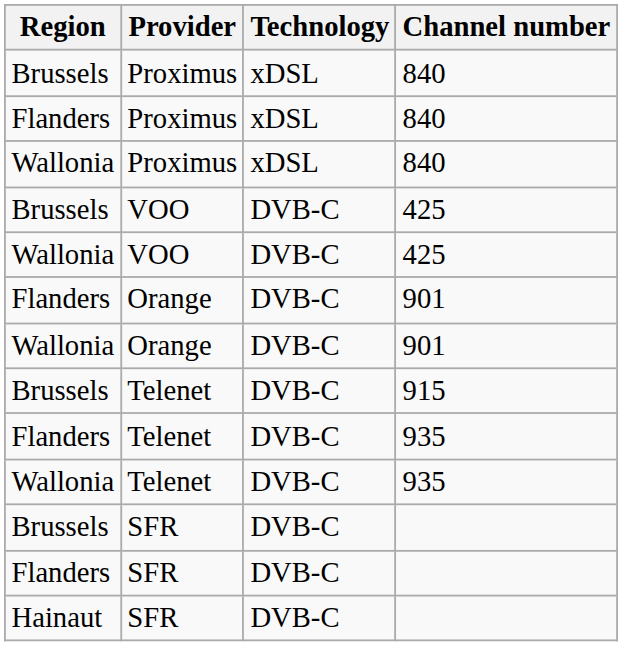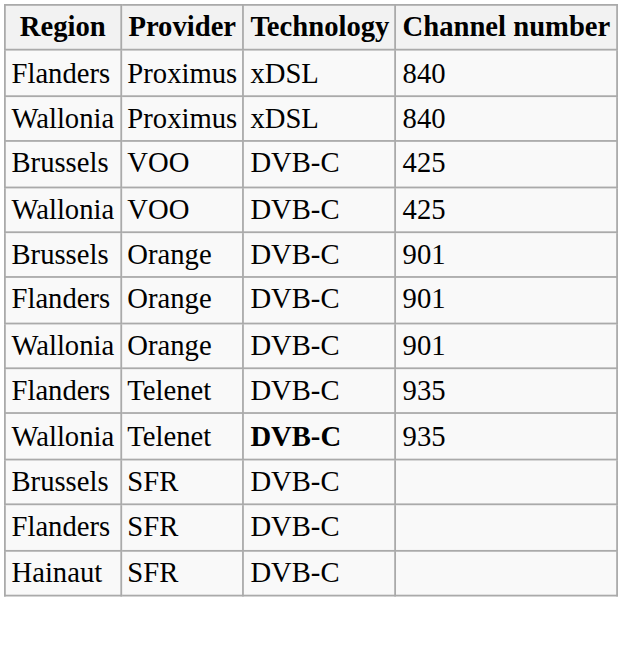- row: (60, 72)
+ row: (60, 254)
- row: (60, 390)
(295, 481) normal -> (296, 436) bold
